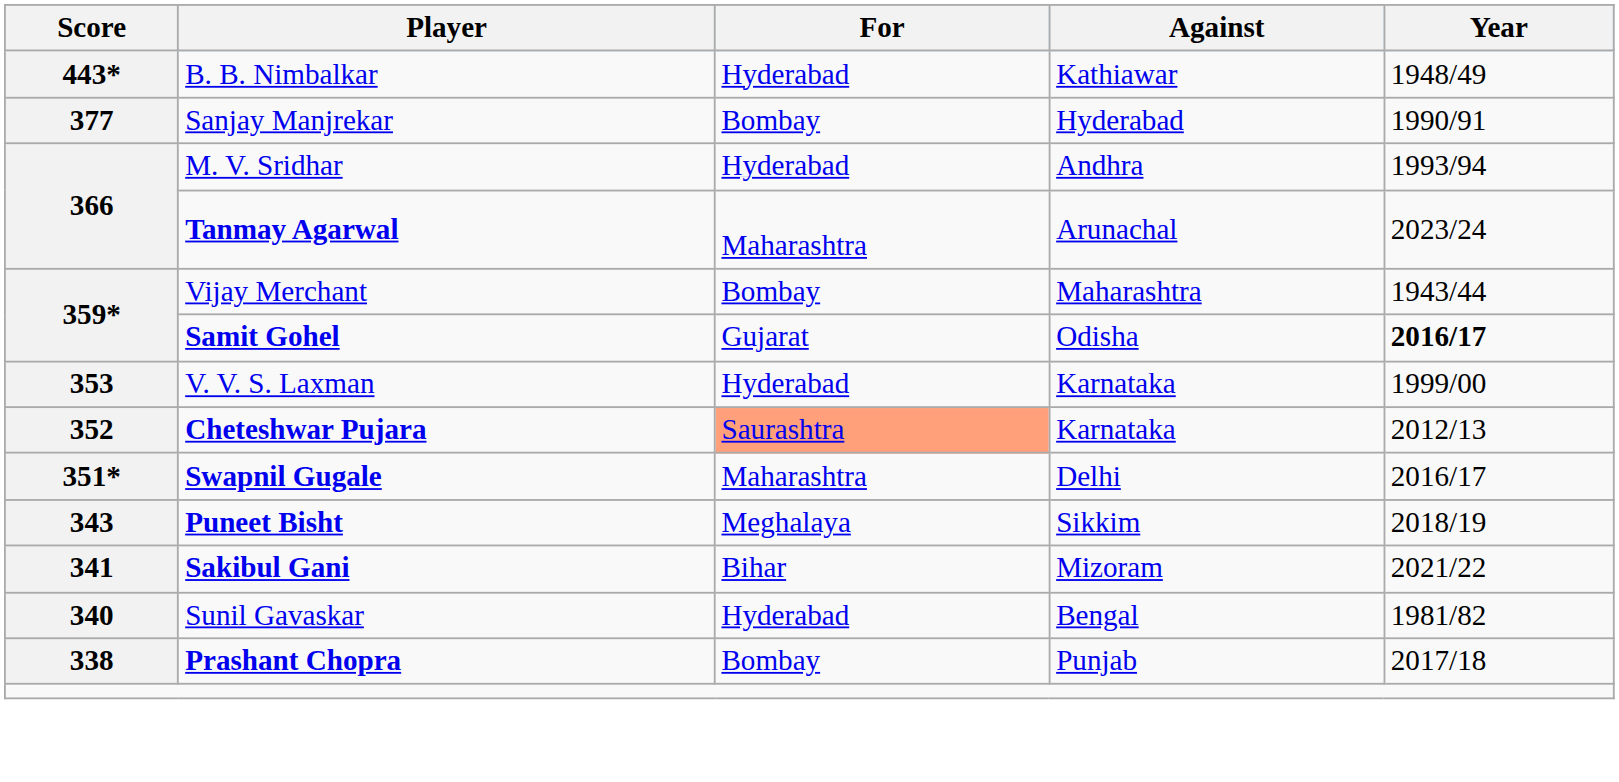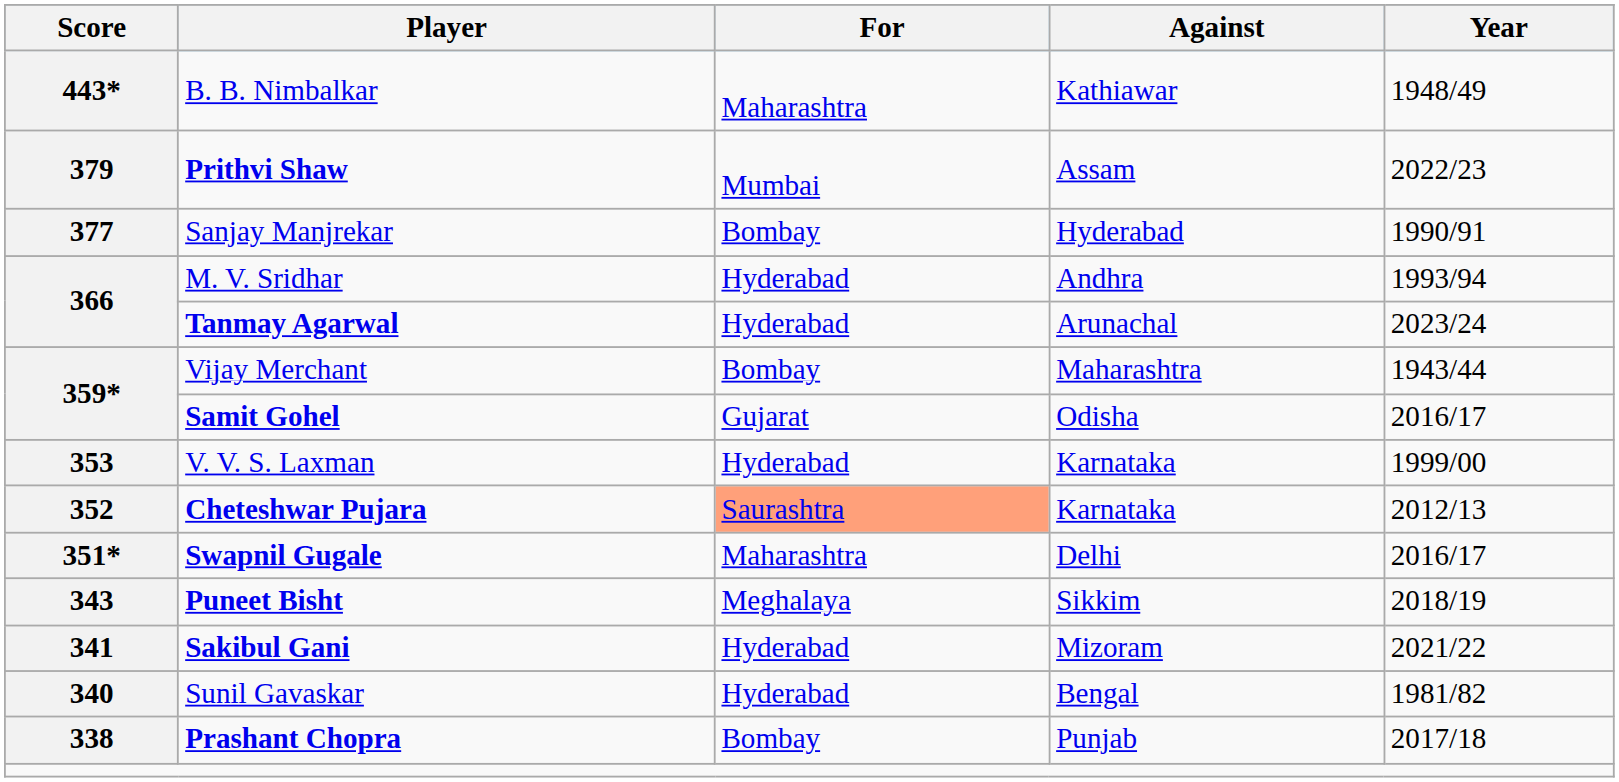(785, 73) Hyderabad -> (794, 106) Maharashtra
+ row: (266, 169)
(794, 245) Maharashtra -> (785, 324) Hyderabad
(1439, 337) bold -> (1439, 416) normal
(754, 568) Bihar -> (785, 647) Hyderabad
